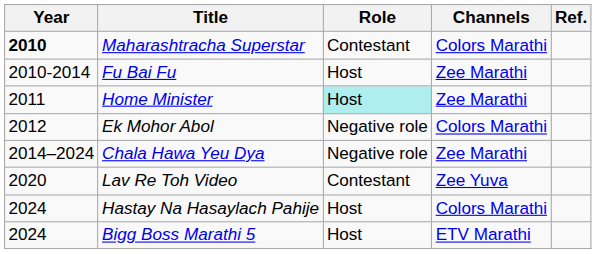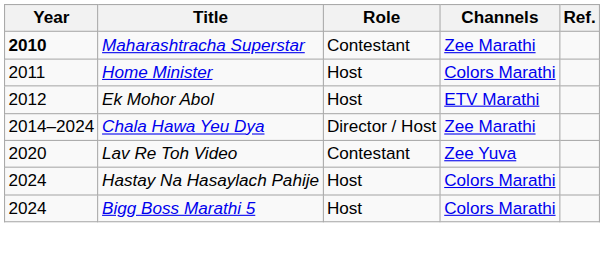(491, 45) Colors Marathi -> (490, 45) Zee Marathi
- row: (139, 72)
(345, 99) paleturquoise background -> (345, 72) no background
(481, 99) Zee Marathi -> (500, 72) Colors Marathi
(377, 126) Negative role -> (345, 99) Host
(491, 126) Colors Marathi -> (492, 99) ETV Marathi
(377, 153) Negative role -> (382, 126) Director / Host
(483, 235) ETV Marathi -> (500, 208) Colors Marathi
